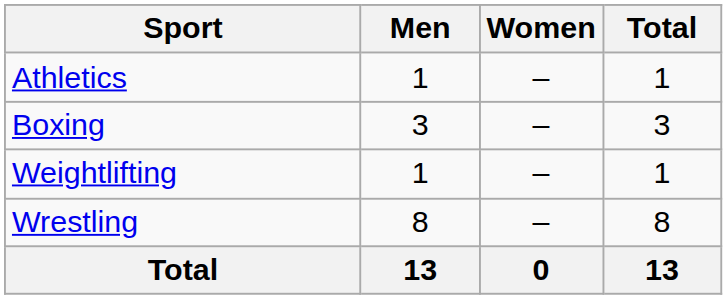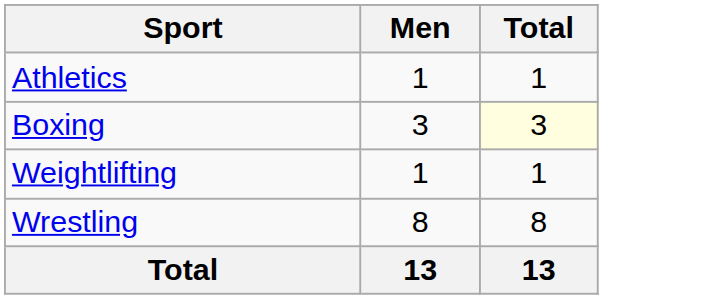- column: (541, 28)
(662, 125) no background -> (539, 125) lightyellow background
